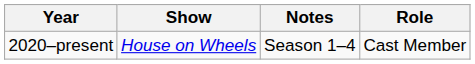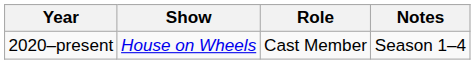columns swapped: (415, 18) <-> (310, 18)
